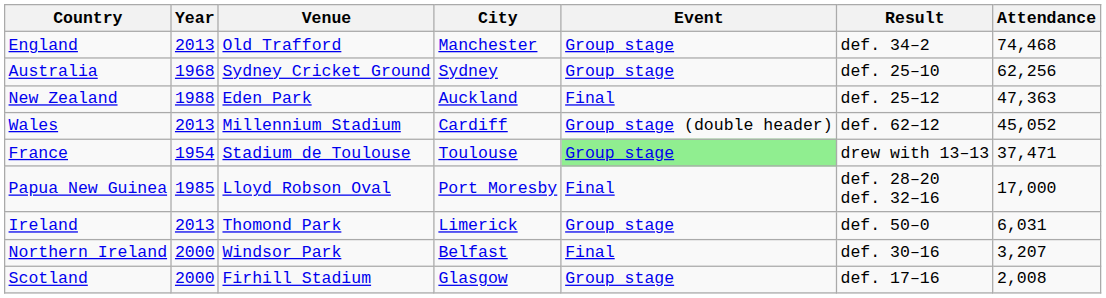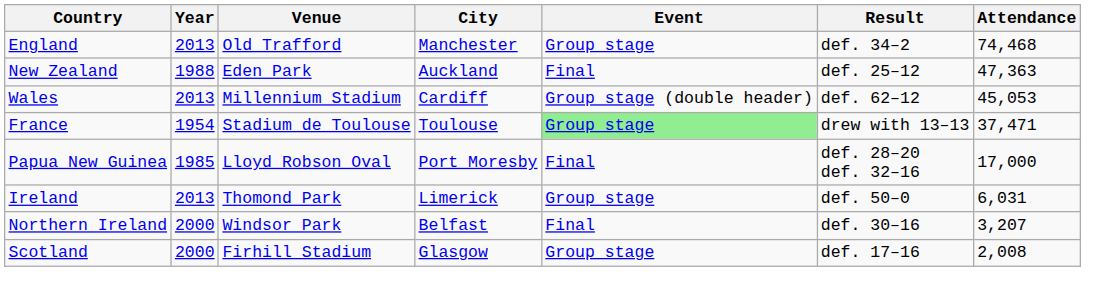- row: (53, 72)
(1027, 126) 45,052 -> (1007, 99) 45,053
